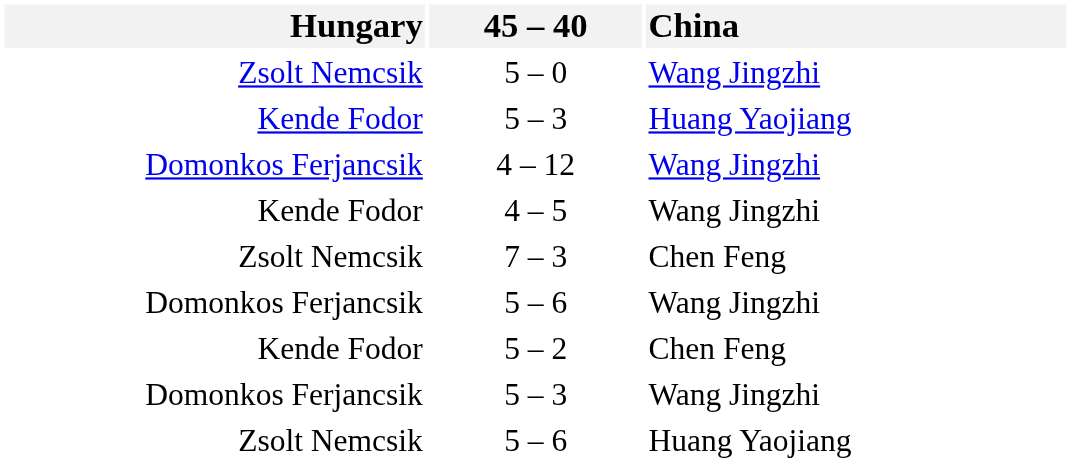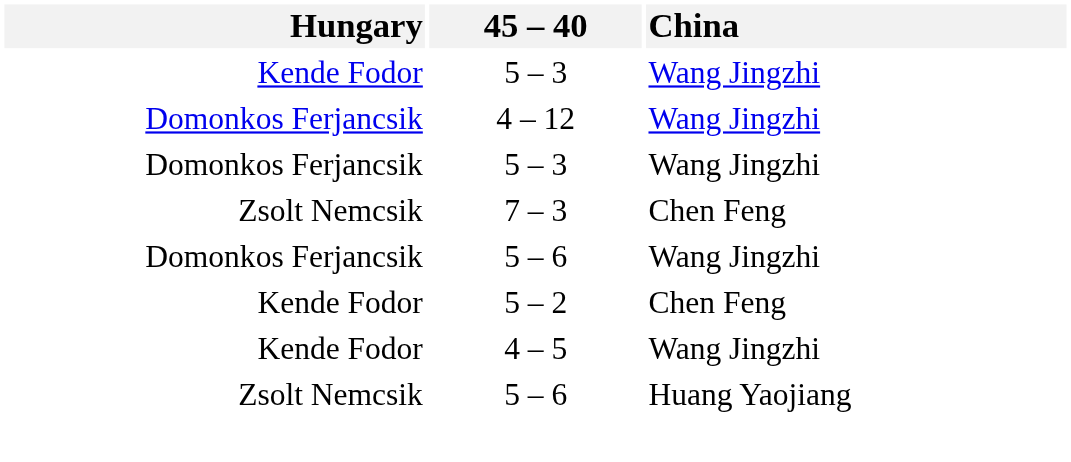- row: (330, 72)
(750, 118) Huang Yaojiang -> (734, 72) Wang Jingzhi
rows swapped: (340, 210) <-> (284, 394)
